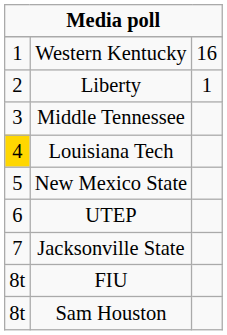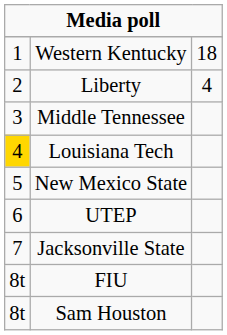(207, 53) 16 -> (207, 53) 18
(207, 85) 1 -> (207, 85) 4
